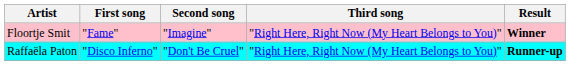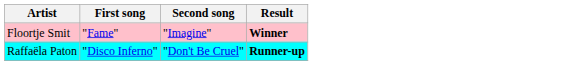- column: (375, 13)
